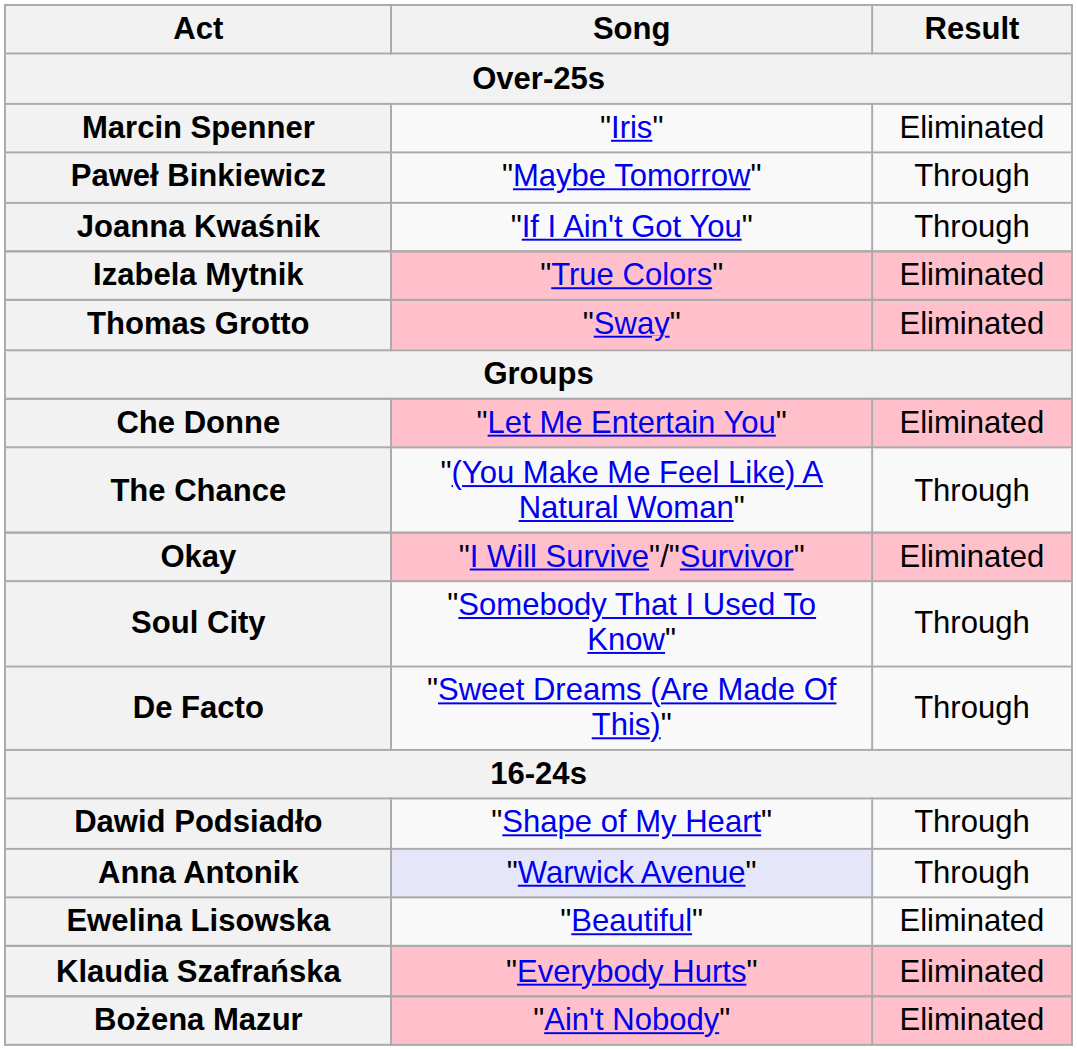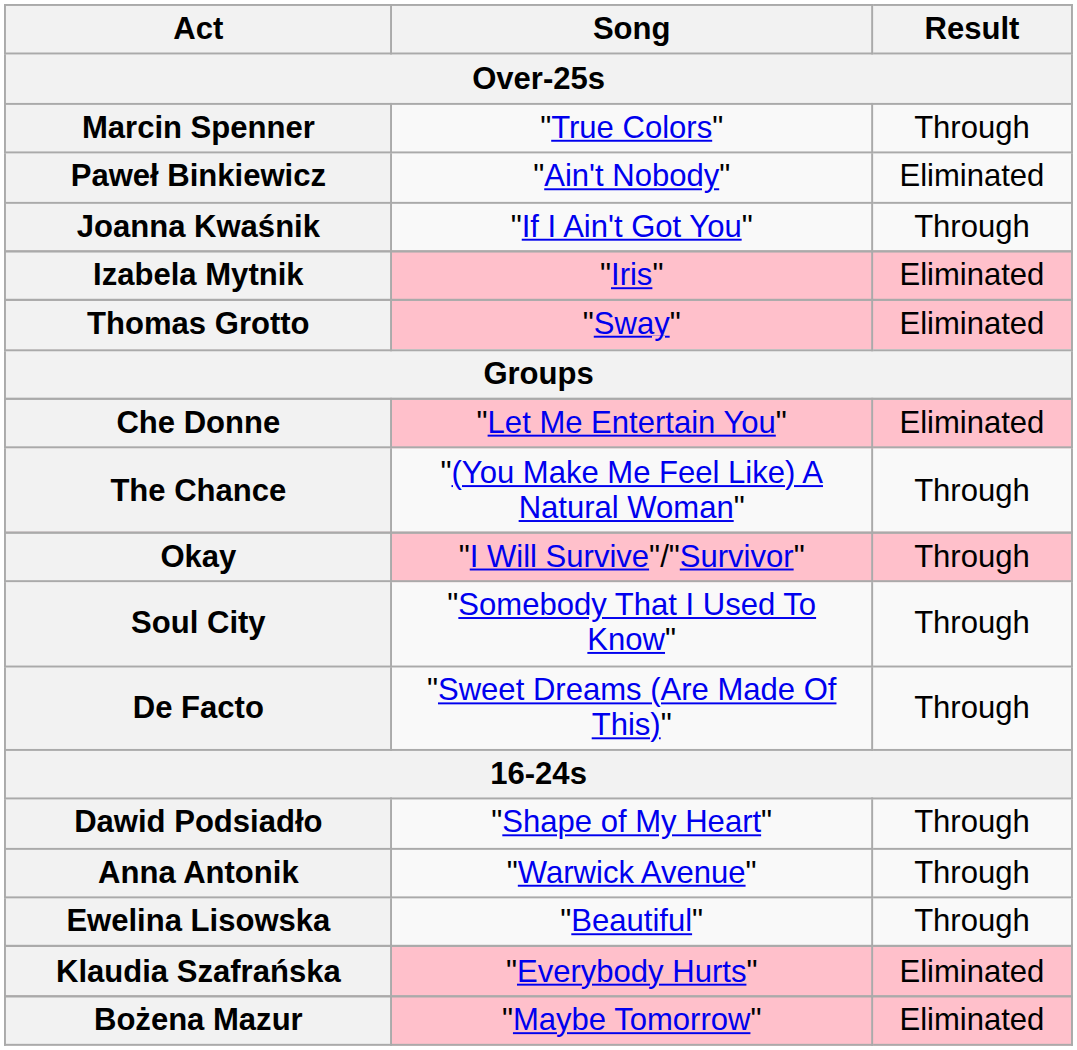(632, 127) "Iris" -> (632, 127) "True Colors"
(972, 127) Eliminated -> (972, 127) Through
(632, 176) "Maybe Tomorrow" -> (632, 176) "Ain't Nobody"
(972, 176) Through -> (972, 176) Eliminated
(632, 275) "True Colors" -> (632, 275) "Iris"
(972, 556) Eliminated -> (972, 556) Through
(632, 872) lavender background -> (632, 872) no background
(972, 921) Eliminated -> (972, 921) Through
(632, 1019) "Ain't Nobody" -> (632, 1019) "Maybe Tomorrow"
